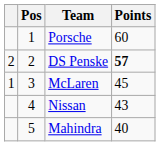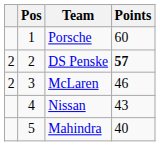(11, 83) 1 -> (11, 83) 2
(121, 83) 45 -> (121, 83) 46
